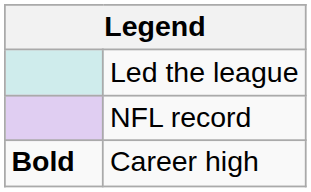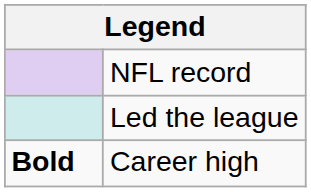rows swapped: (181, 117) <-> (204, 72)
